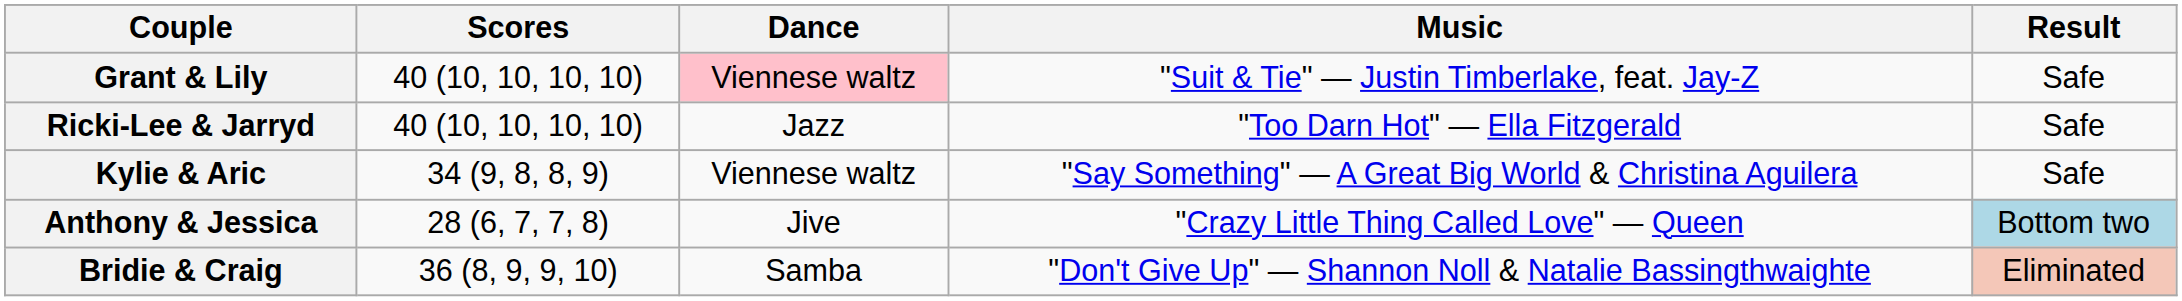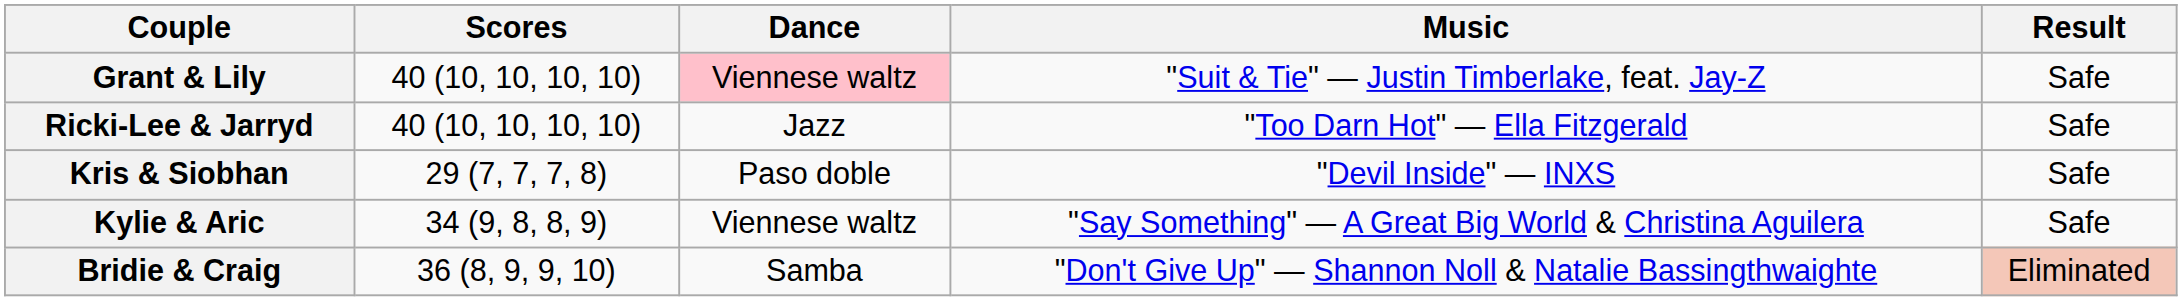+ row: (179, 174)
- row: (181, 222)
